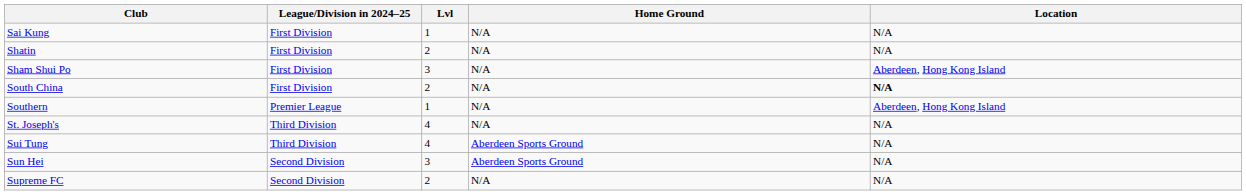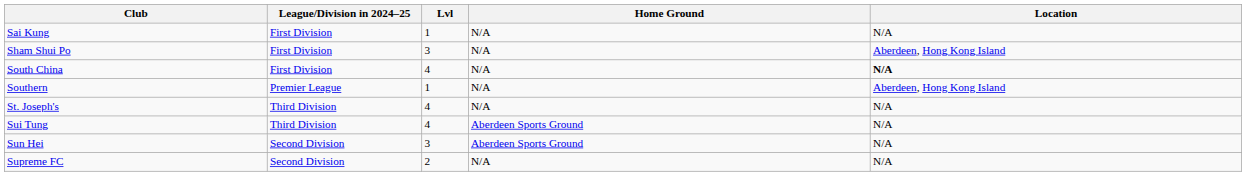- row: (21, 51)
(427, 88) 2 -> (427, 69) 4
